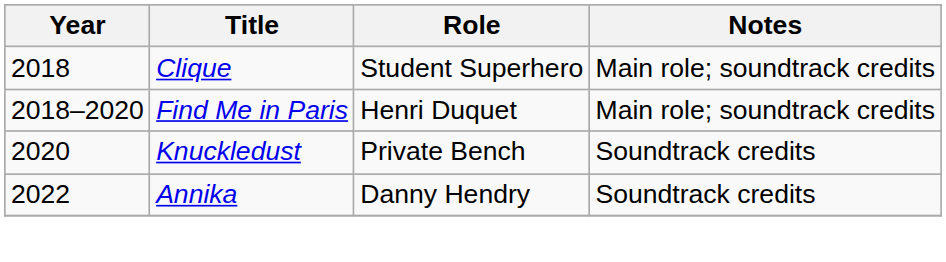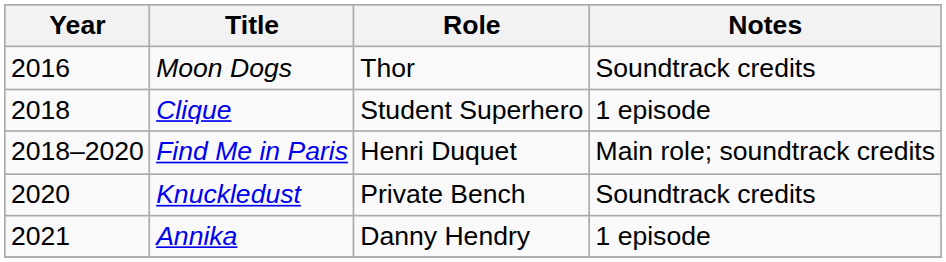+ row: (224, 67)
(765, 67) Main role; soundtrack credits -> (653, 109) 1 episode
(40, 194) 2022 -> (40, 236) 2021
(705, 194) Soundtrack credits -> (653, 236) 1 episode
